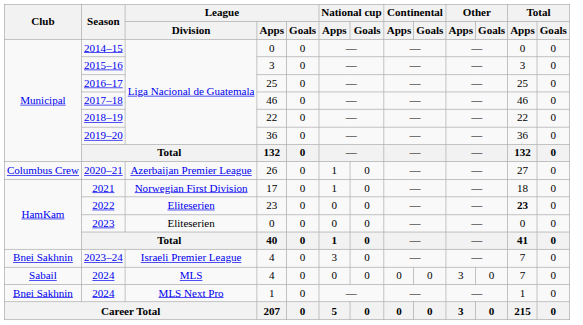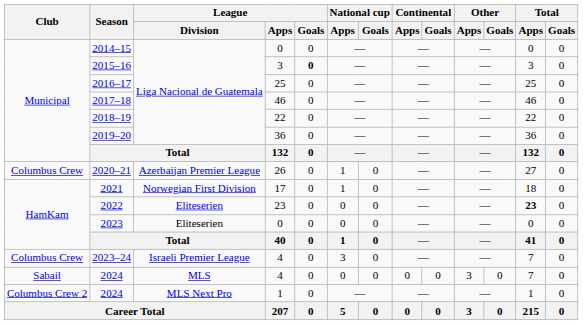(303, 65) normal -> (311, 65) bold
(43, 258) Bnei Sakhnin -> (47, 258) Columbus Crew
(43, 293) Bnei Sakhnin -> (47, 293) Columbus Crew 2
